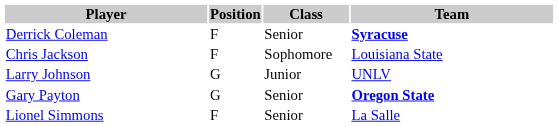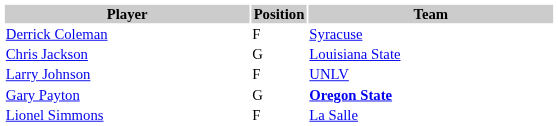- column: (306, 14)
(380, 34) bold -> (336, 34) normal
(214, 54) F -> (258, 54) G
(215, 74) G -> (256, 74) F
